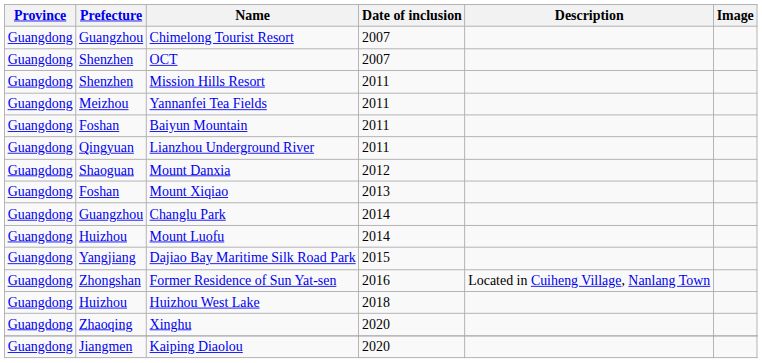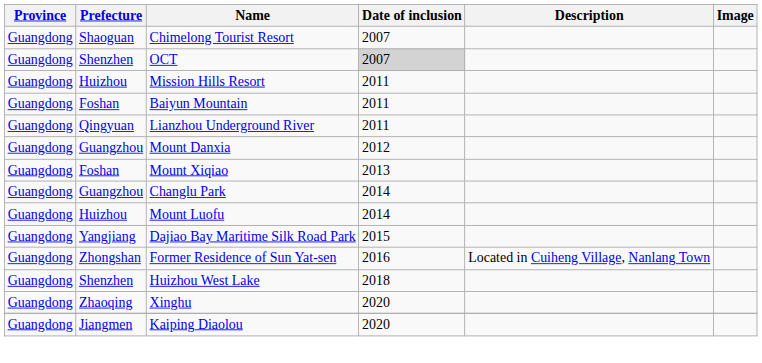(111, 37) Guangzhou -> (106, 37) Shaoguan
(376, 59) no background -> (376, 59) lightgrey background
(106, 81) Shenzhen -> (103, 81) Huizhou
- row: (208, 103)
(106, 170) Shaoguan -> (111, 147) Guangzhou
(103, 302) Huizhou -> (106, 280) Shenzhen
